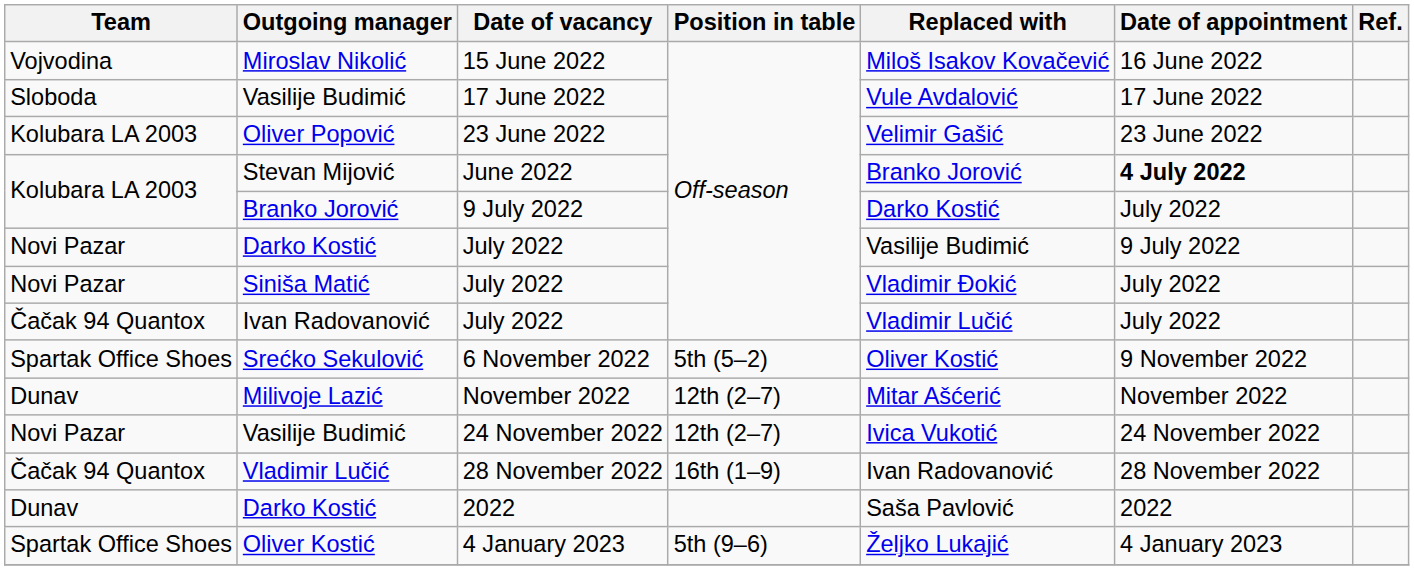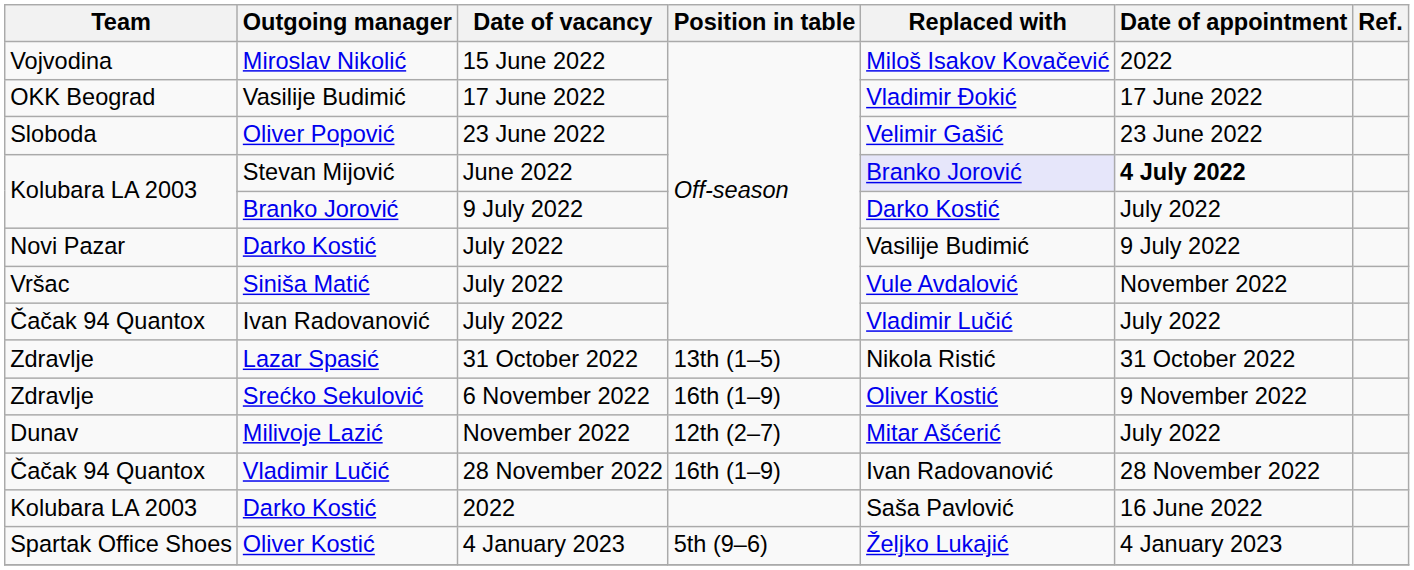(1191, 60) 16 June 2022 -> (1146, 60) 2022
(53, 97) Sloboda -> (83, 97) OKK Beograd
(942, 97) Vule Avdalović -> (941, 97) Vladimir Đokić
(104, 135) Kolubara LA 2003 -> (53, 135) Sloboda
(944, 172) no background -> (944, 172) lavender background
(68, 284) Novi Pazar -> (40, 284) Vršac
(941, 284) Vladimir Đokić -> (942, 284) Vule Avdalović
(1170, 284) July 2022 -> (1204, 284) November 2022
+ row: (311, 358)
(121, 358) Spartak Office Shoes -> (52, 396) Zdravlje
(721, 358) 5th (5–2) -> (727, 396) 16th (1–9)
(1204, 396) November 2022 -> (1170, 433) July 2022
- row: (324, 433)
(44, 508) Dunav -> (104, 508) Kolubara LA 2003
(1146, 508) 2022 -> (1191, 508) 16 June 2022
